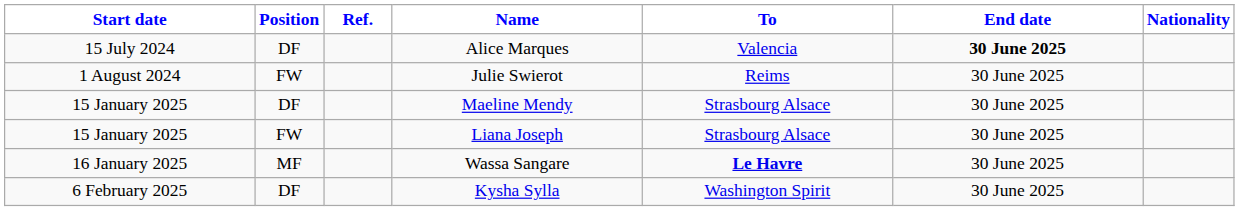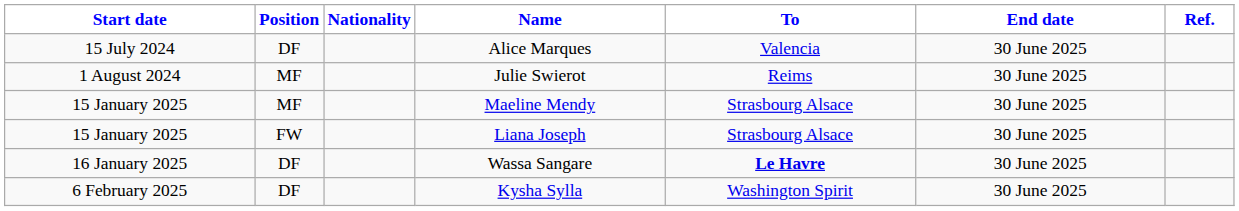columns swapped: (1188, 19) <-> (358, 19)
(1018, 47) bold -> (1040, 47) normal
(289, 76) FW -> (289, 76) MF
(289, 105) DF -> (289, 105) MF
(289, 162) MF -> (289, 162) DF
